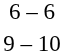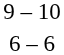rows swapped: (32, 43) <-> (32, 11)
